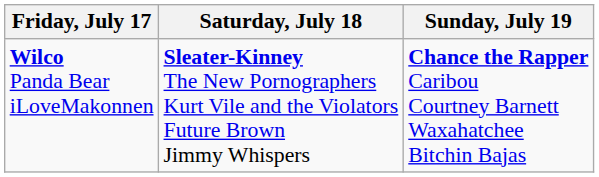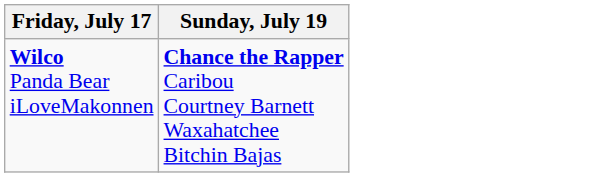- column: (281, 21)
